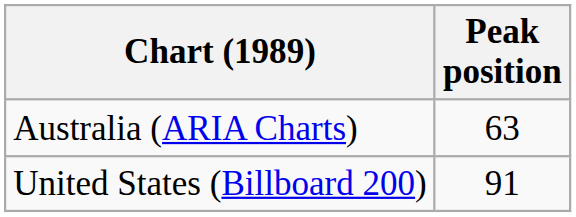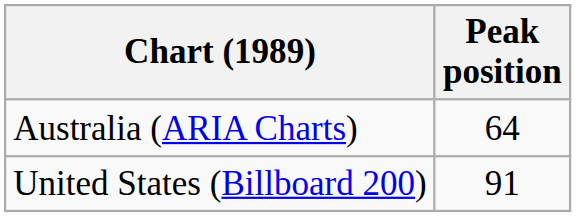(502, 127) 63 -> (502, 127) 64
